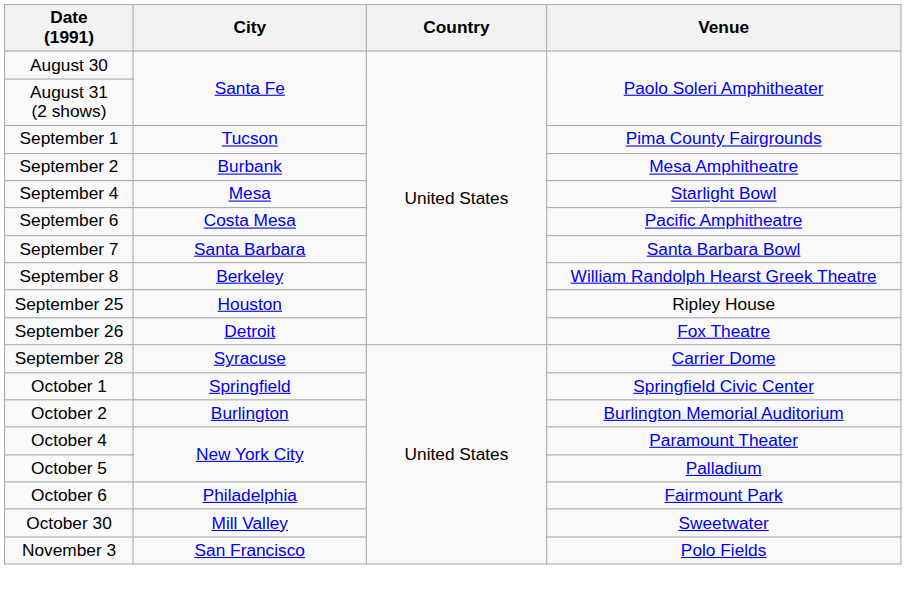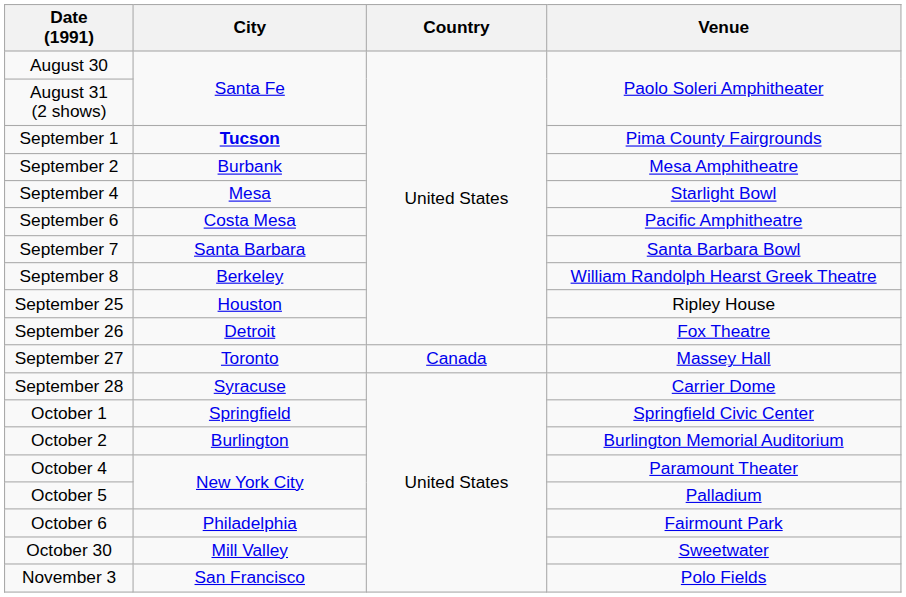(250, 139) normal -> (250, 139) bold
+ row: (69, 358)
